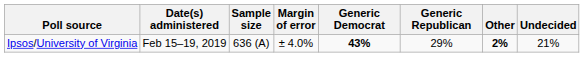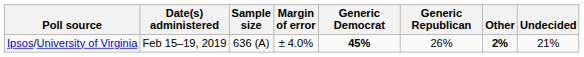(359, 43) 43% -> (359, 43) 45%
(441, 43) 29% -> (441, 43) 26%
